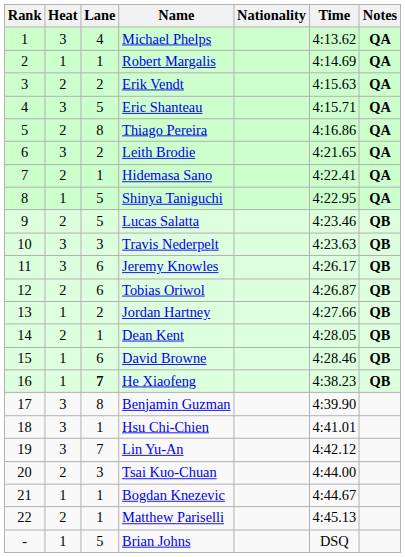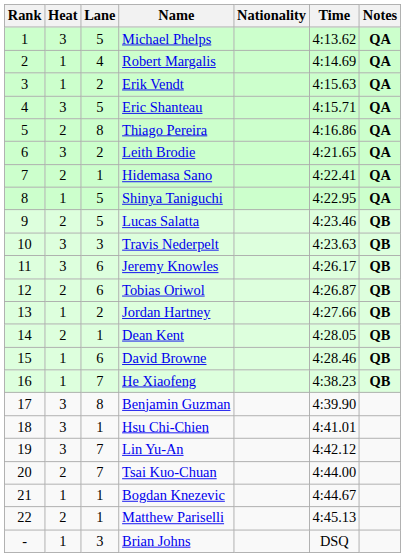(100, 38) 4 -> (100, 38) 5
(100, 61) 1 -> (100, 61) 4
(63, 84) 2 -> (63, 84) 1
(100, 381) bold -> (100, 381) normal
(100, 472) 3 -> (100, 472) 7
(100, 541) 5 -> (100, 541) 3
